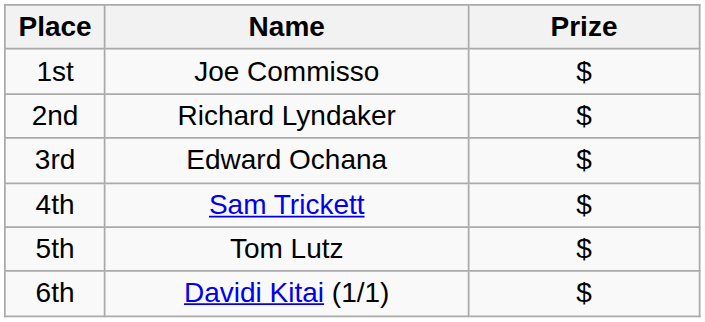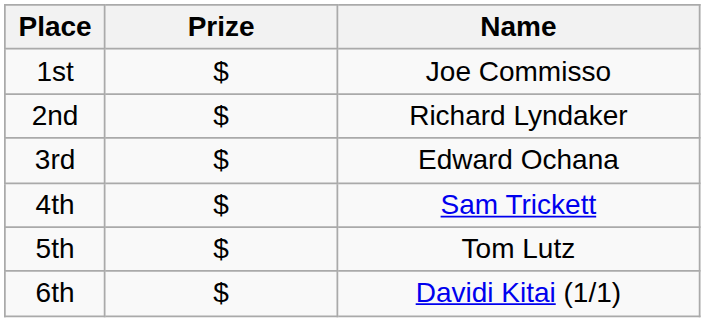columns swapped: (287, 26) <-> (584, 26)
